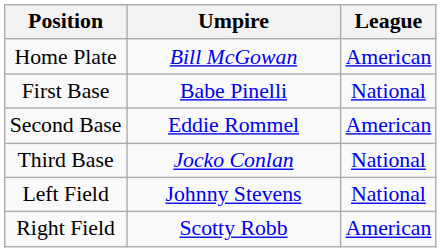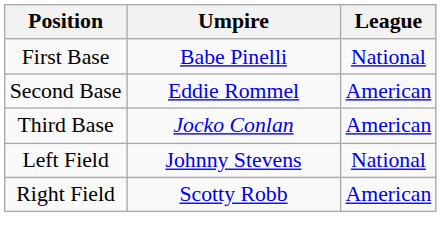- row: (66, 56)
(388, 159) National -> (388, 125) American
